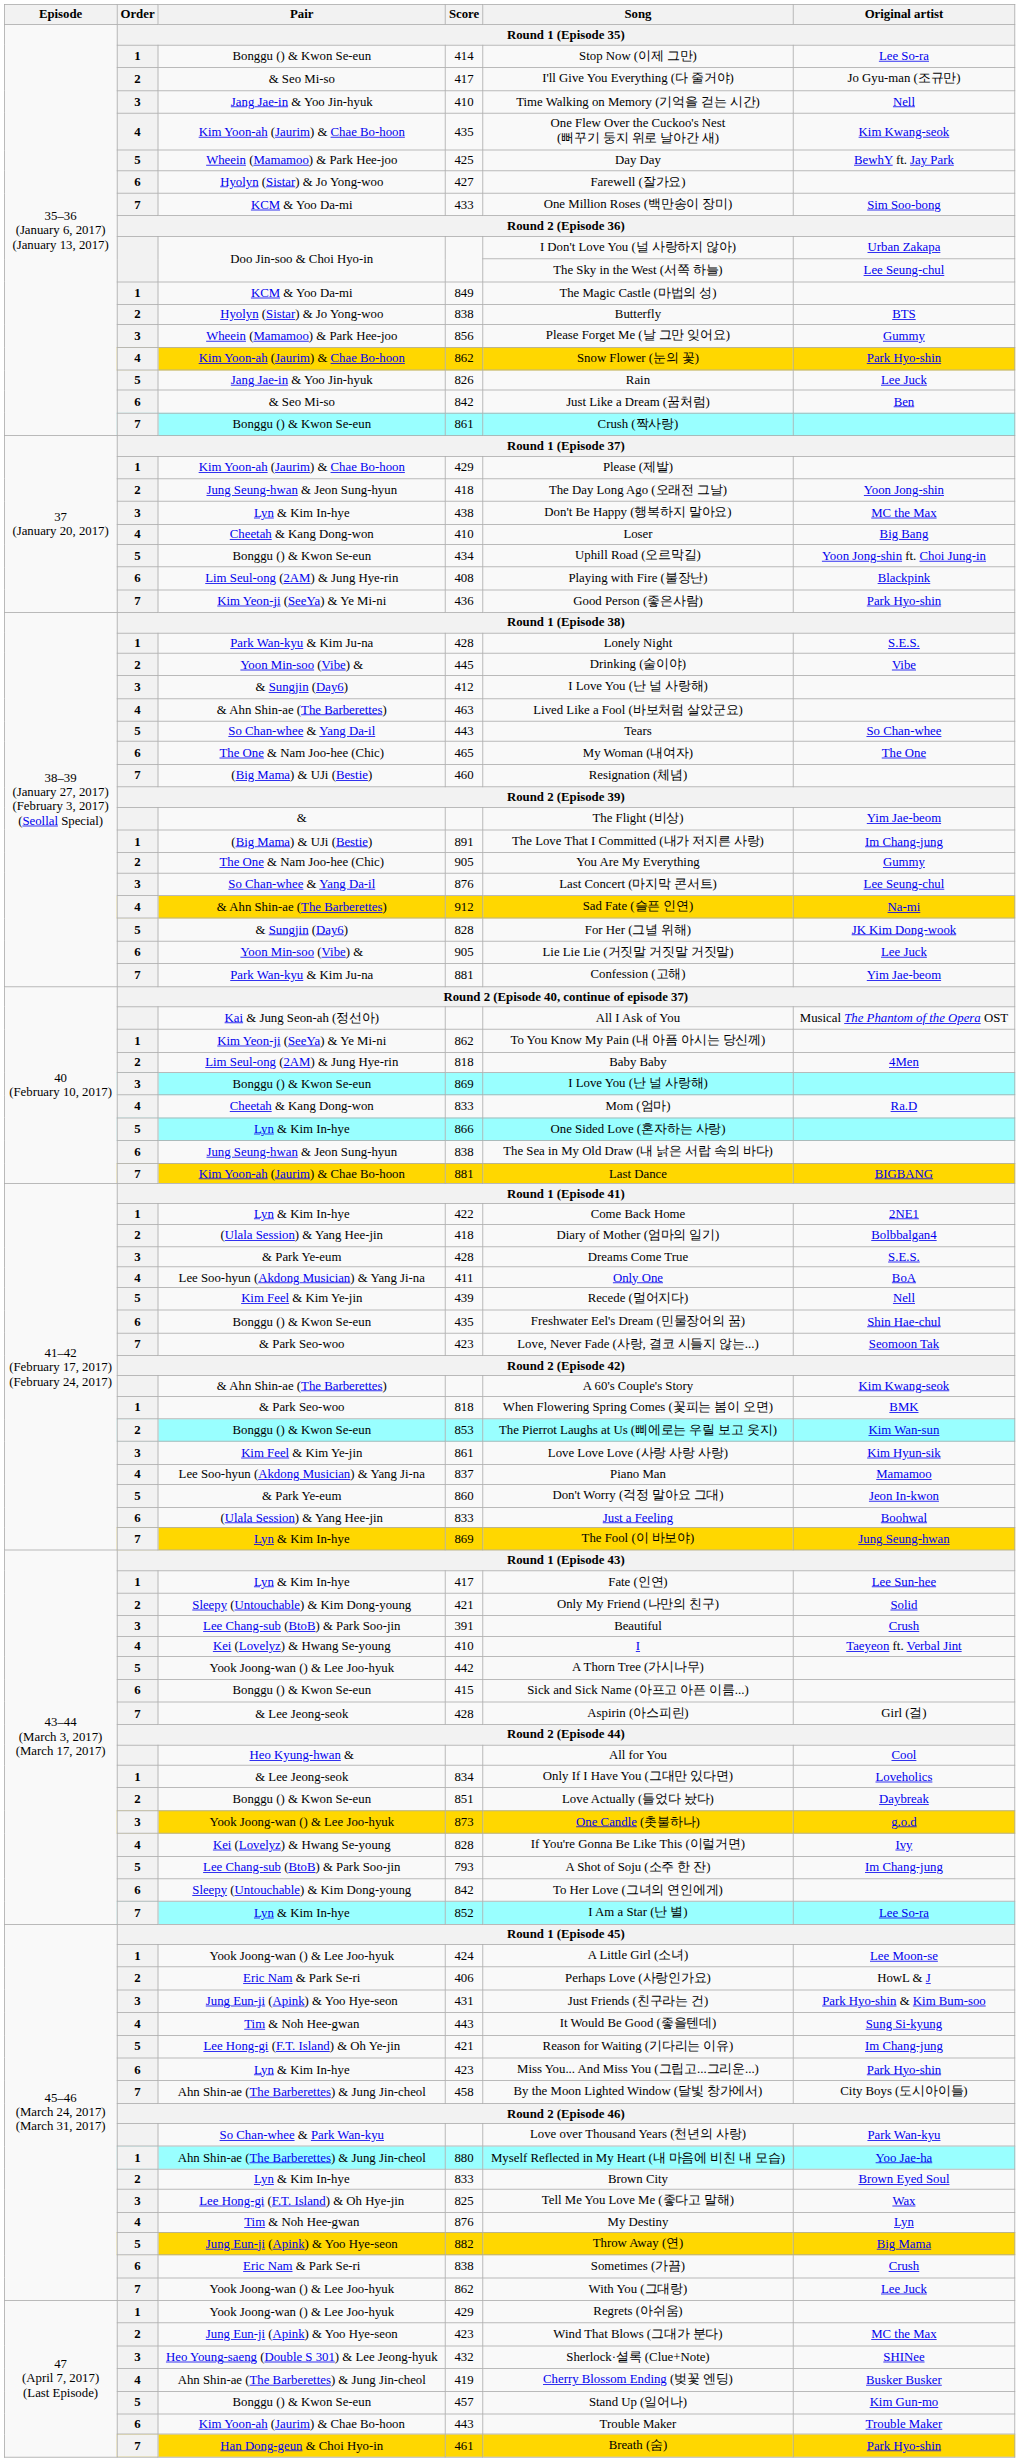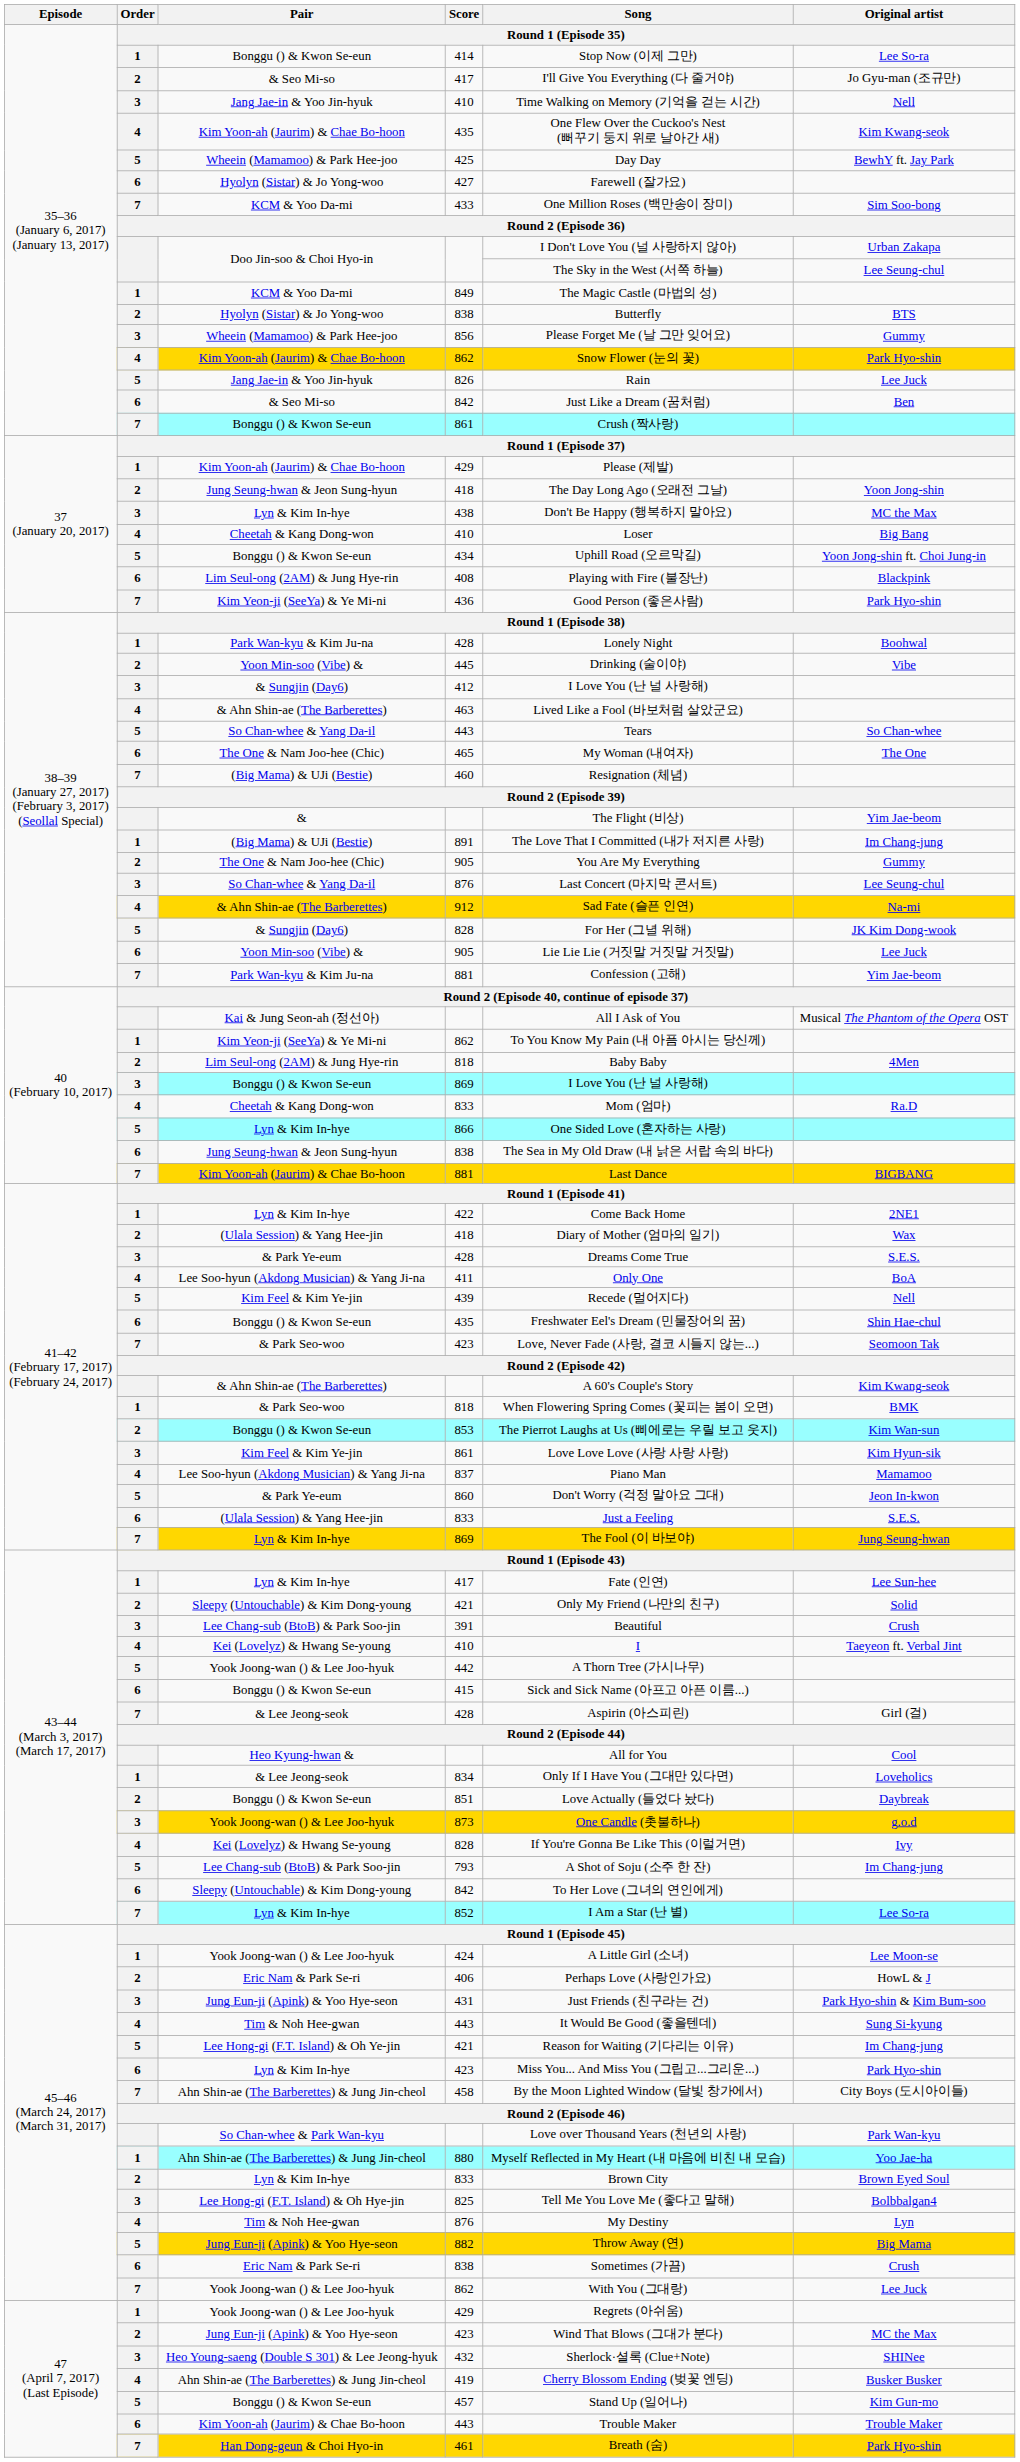(904, 643) S.E.S. -> (904, 643) Boohwal
(904, 1235) Bolbbalgan4 -> (904, 1235) Wax
(904, 1517) Boohwal -> (904, 1517) S.E.S.
(904, 2200) Wax -> (904, 2200) Bolbbalgan4
